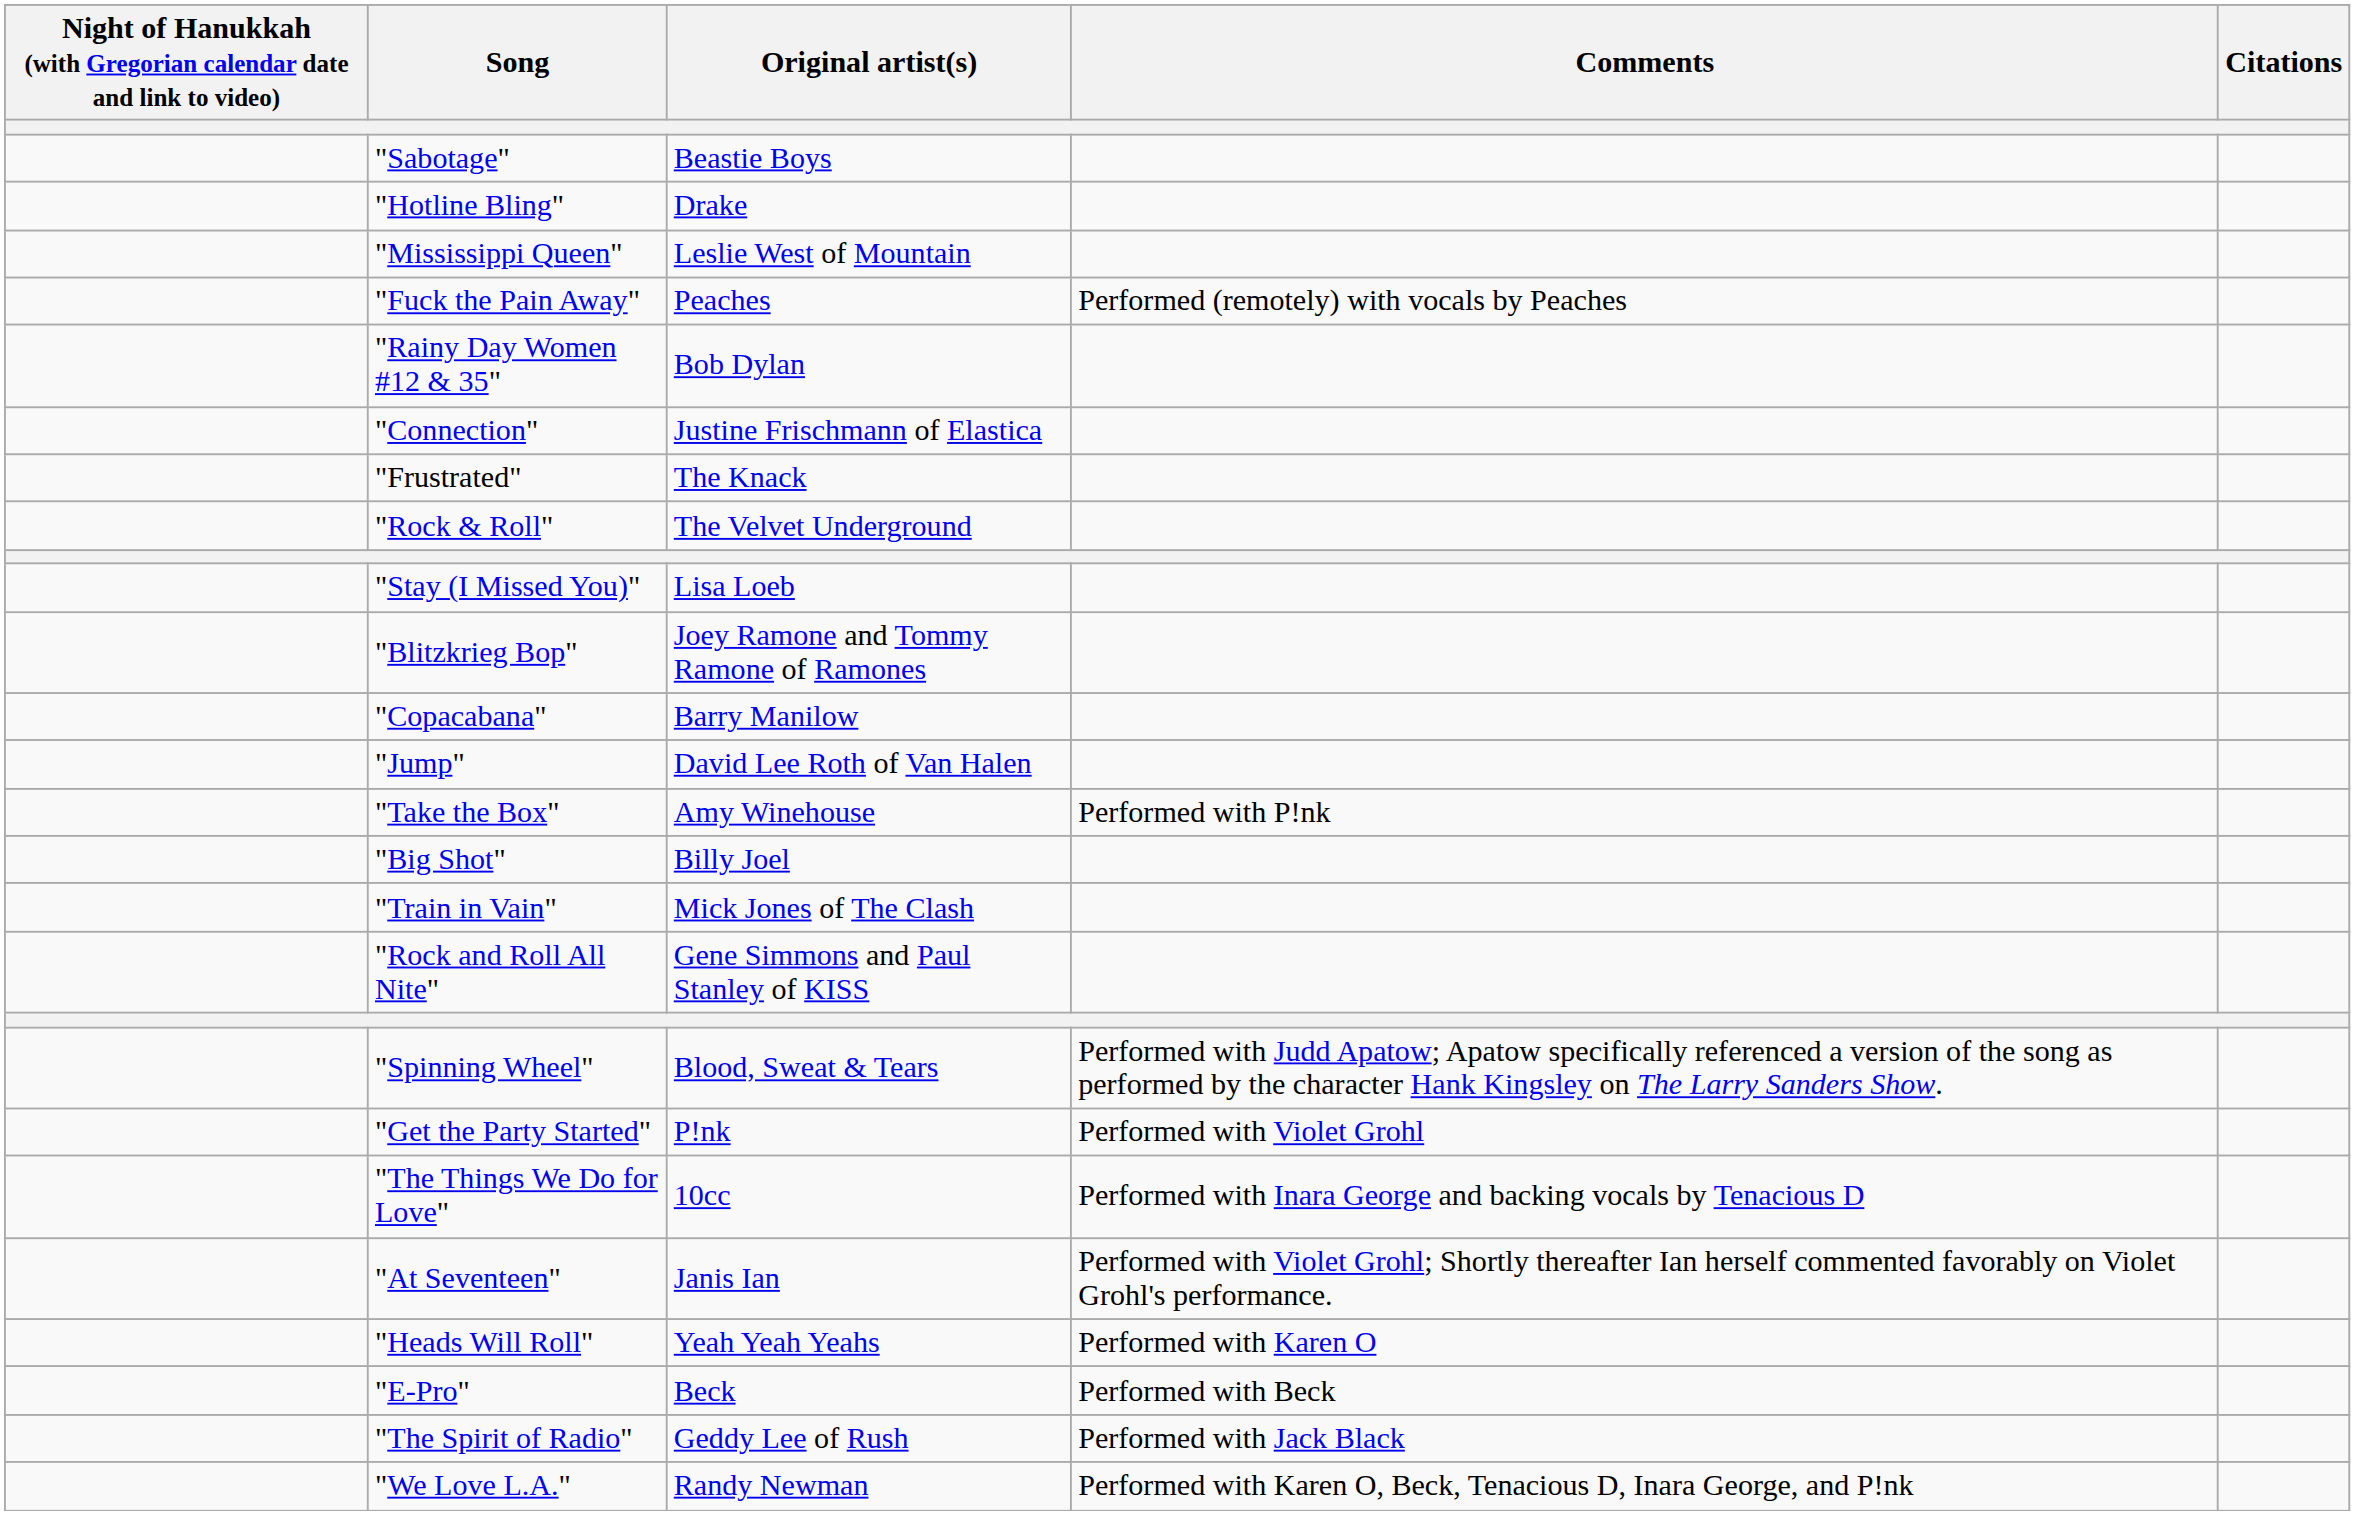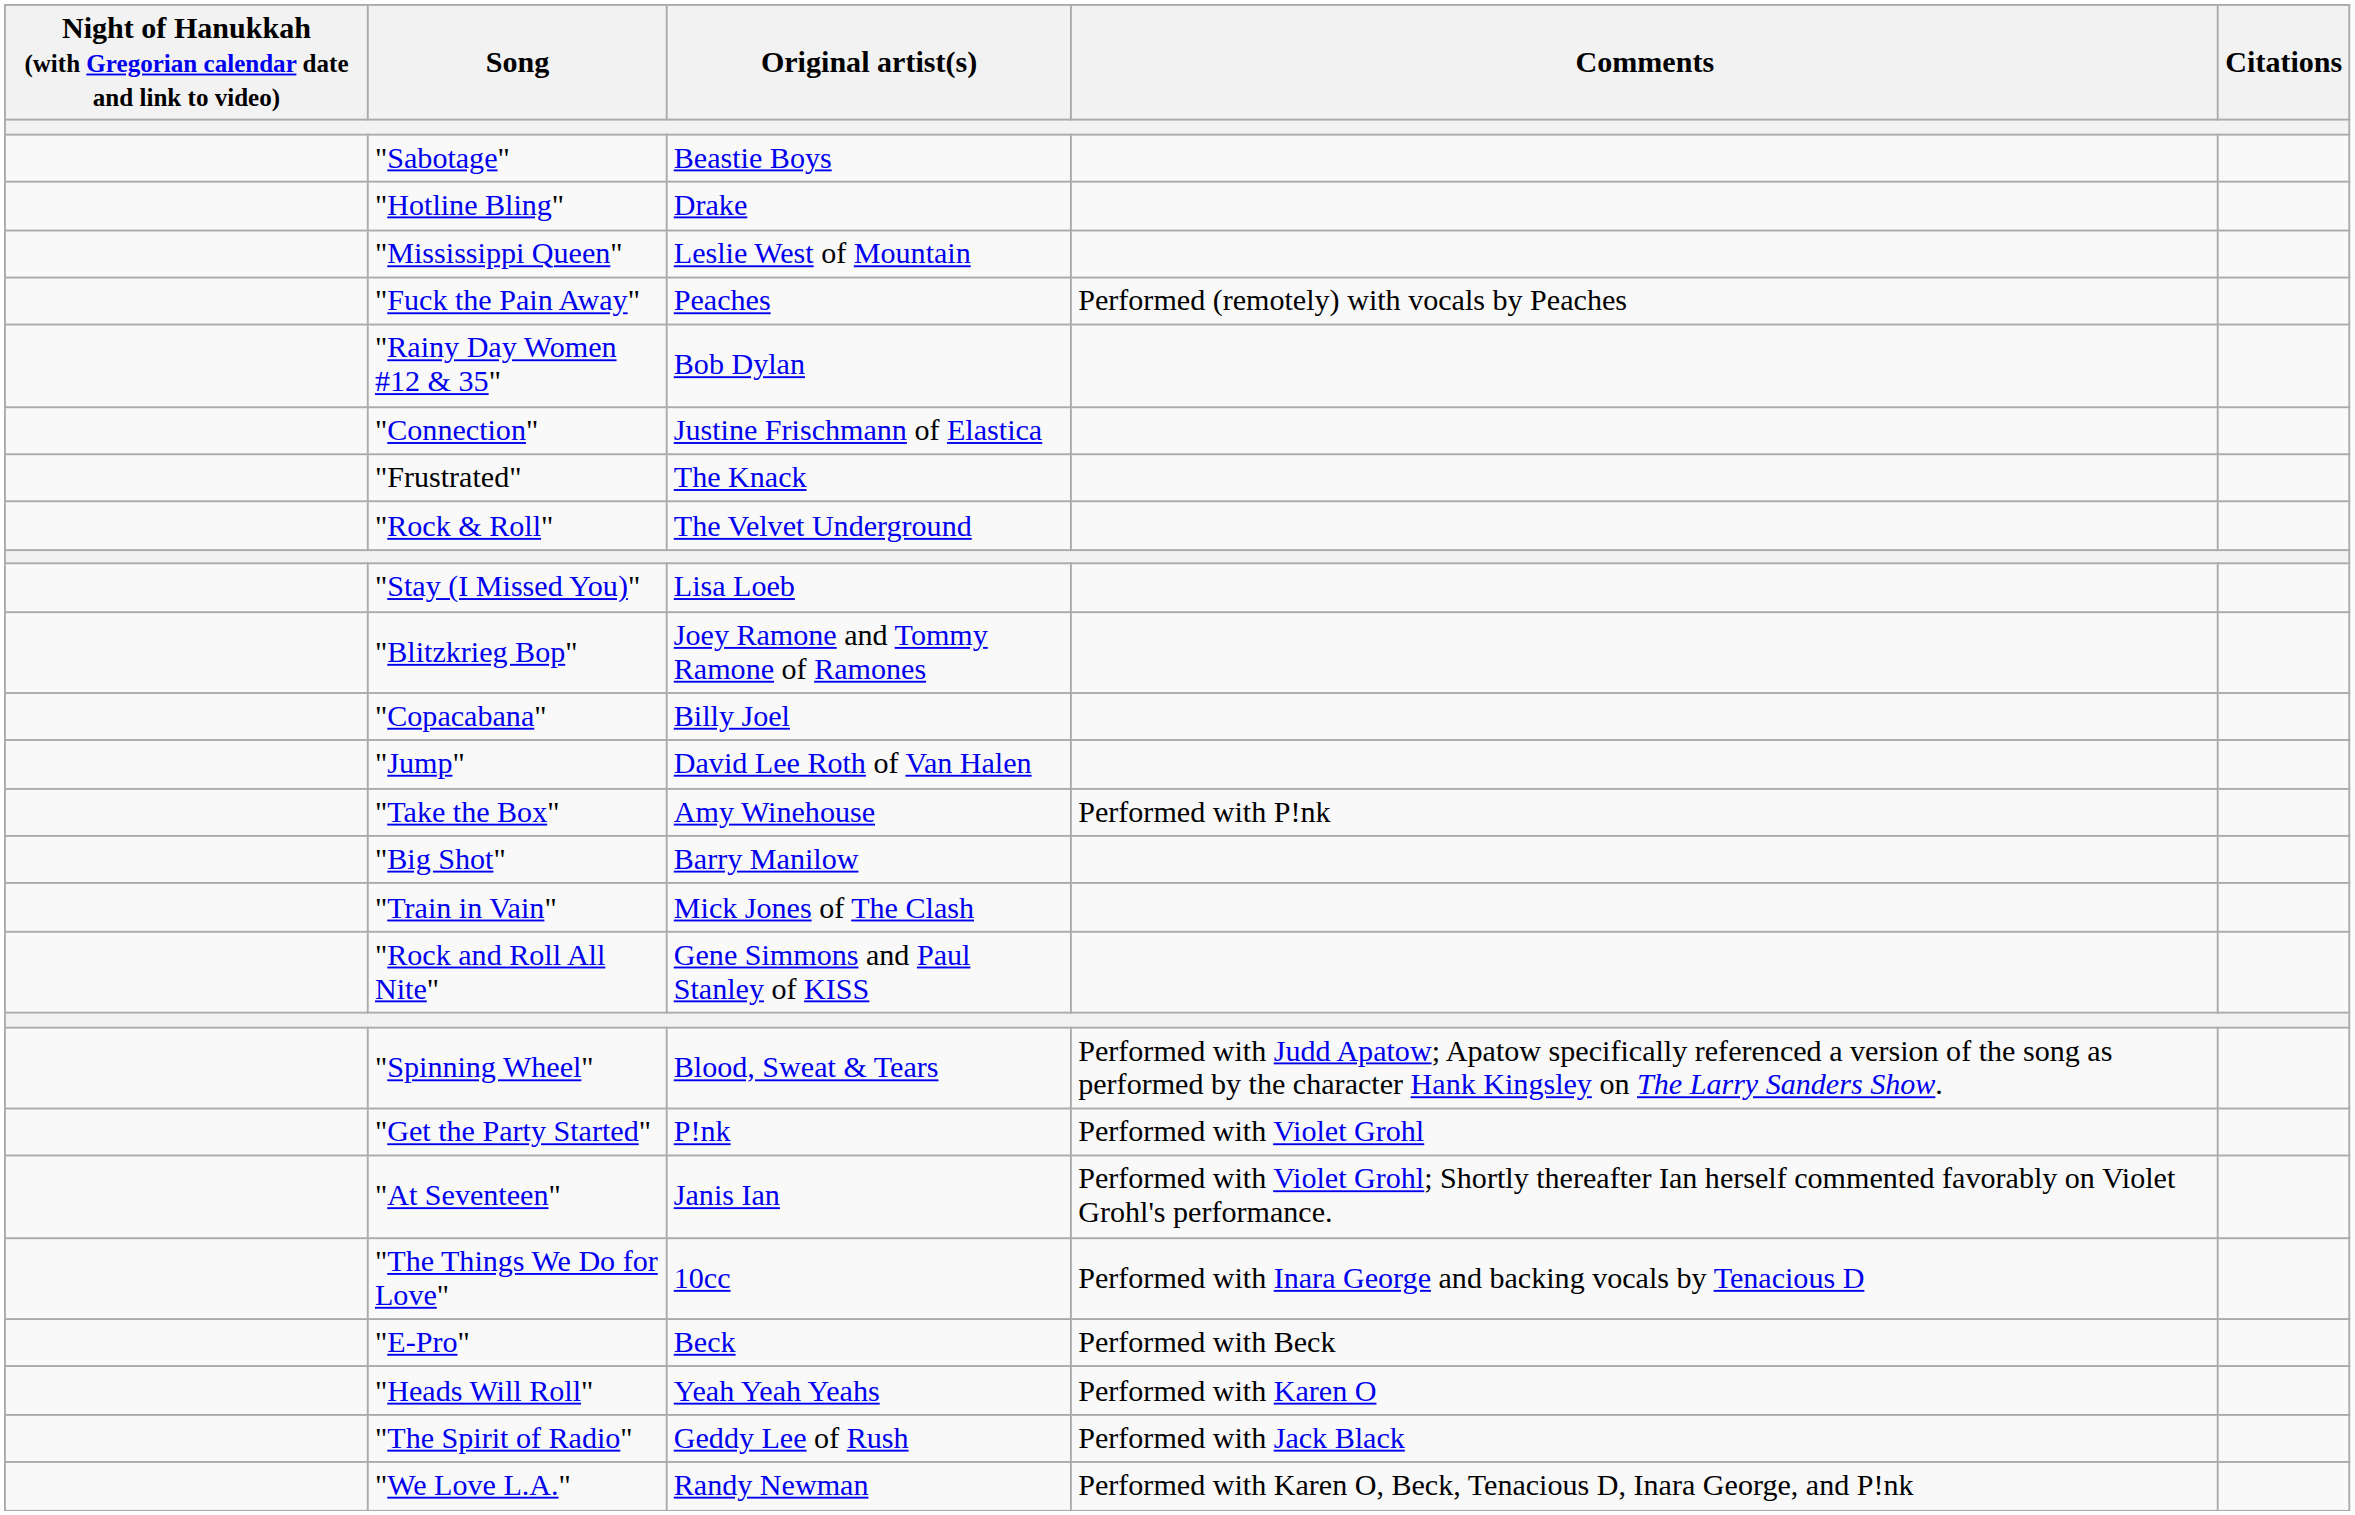(766, 716) Barry Manilow -> (732, 716) Billy Joel
(732, 859) Billy Joel -> (766, 859) Barry Manilow
rows swapped: (516, 1196) <-> (468, 1277)
rows swapped: (422, 1390) <-> (484, 1342)
